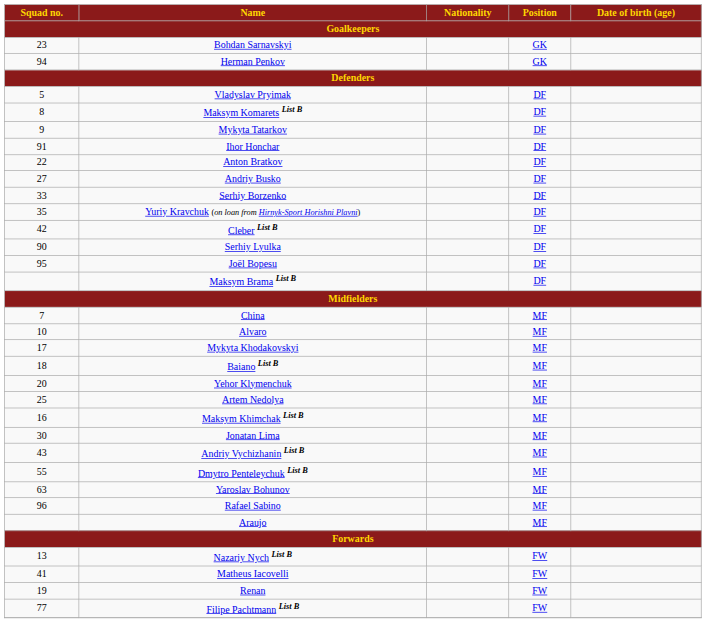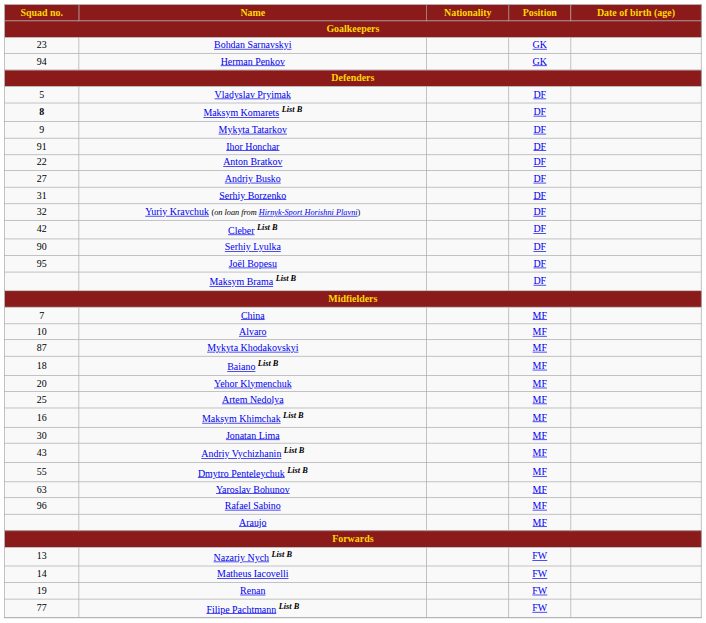(42, 112) normal -> (42, 112) bold
(42, 195) 33 -> (42, 195) 31
(42, 212) 35 -> (42, 212) 32
(42, 348) 17 -> (42, 348) 87
(42, 574) 41 -> (42, 574) 14
